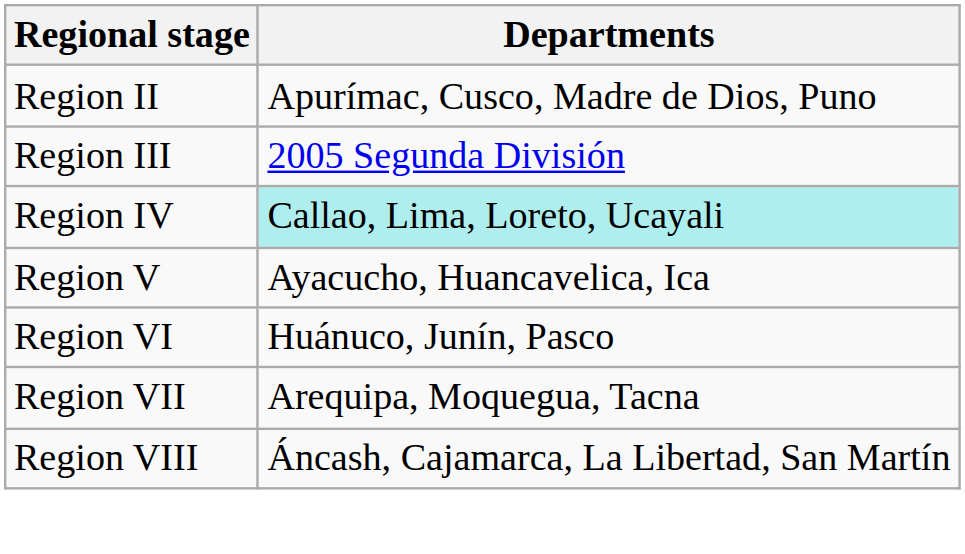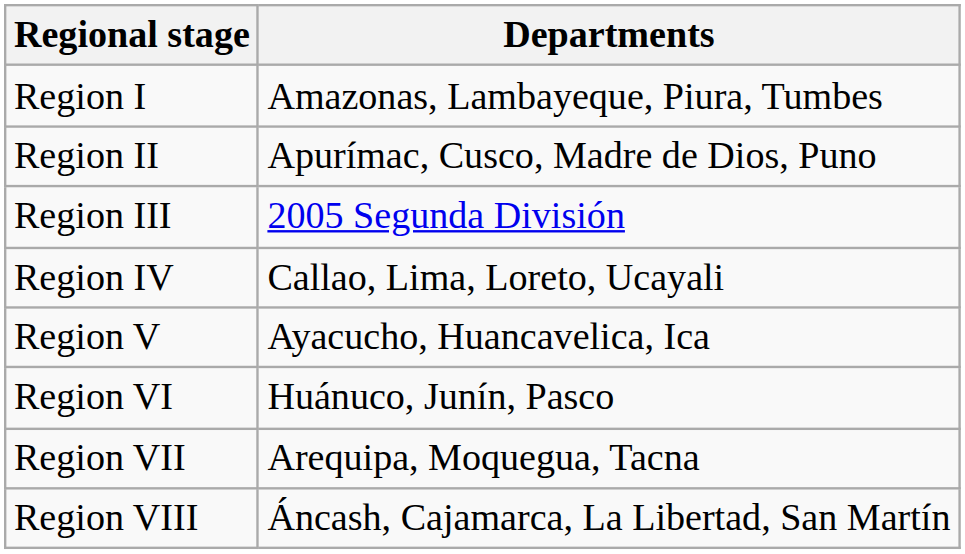+ row: (80, 95)
(496, 215) paleturquoise background -> (496, 276) no background
